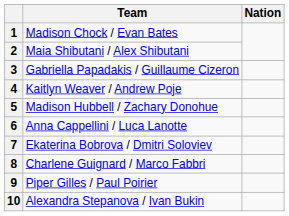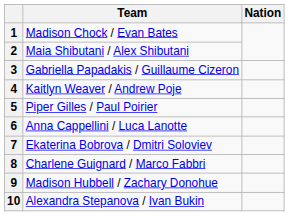(122, 107) Madison Hubbell / Zachary Donohue -> (92, 107) Piper Gilles / Paul Poirier
(92, 182) Piper Gilles / Paul Poirier -> (122, 182) Madison Hubbell / Zachary Donohue
